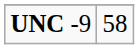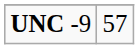(115, 24) 58 -> (115, 24) 57
